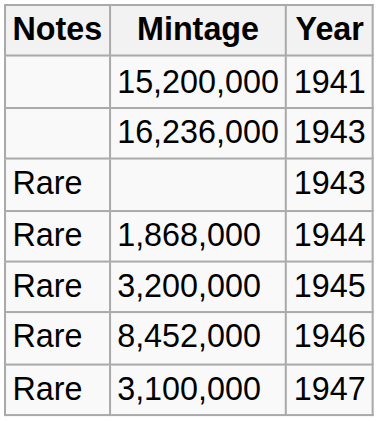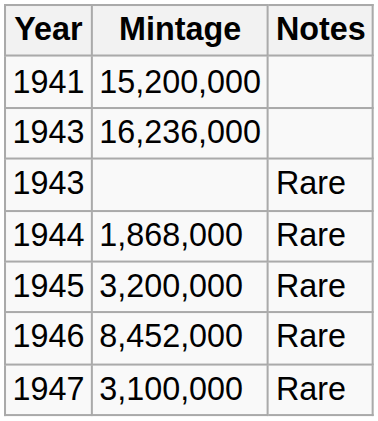columns swapped: (330, 30) <-> (57, 30)
